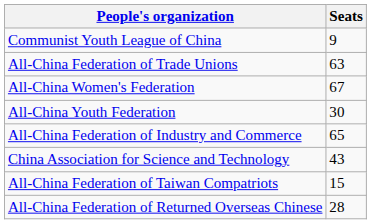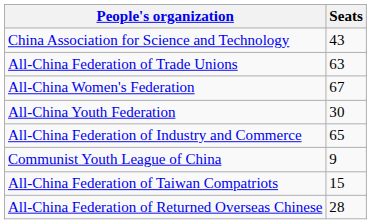rows swapped: (115, 40) <-> (149, 159)
